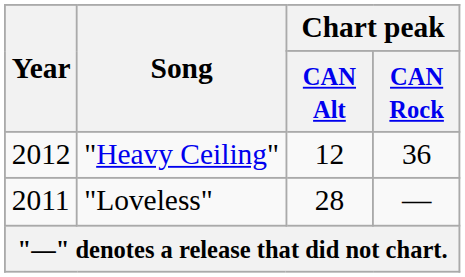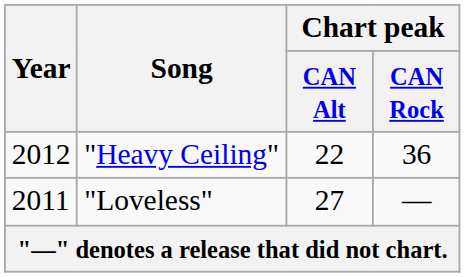(329, 154) 12 -> (329, 154) 22
(329, 201) 28 -> (329, 201) 27
